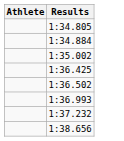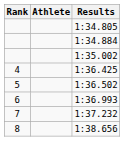+ column: (17, 12)
